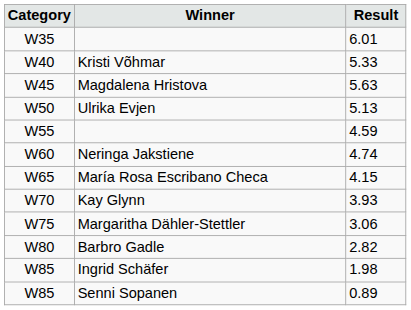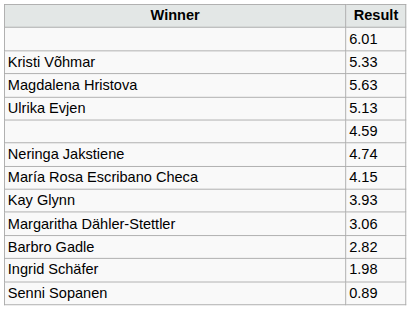- column: (39, 16)
